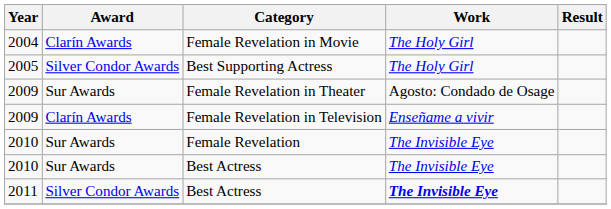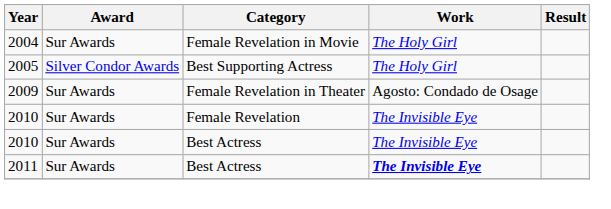(89, 42) Clarín Awards -> (80, 42) Sur Awards
- row: (23, 117)
(112, 191) Silver Condor Awards -> (80, 166) Sur Awards
